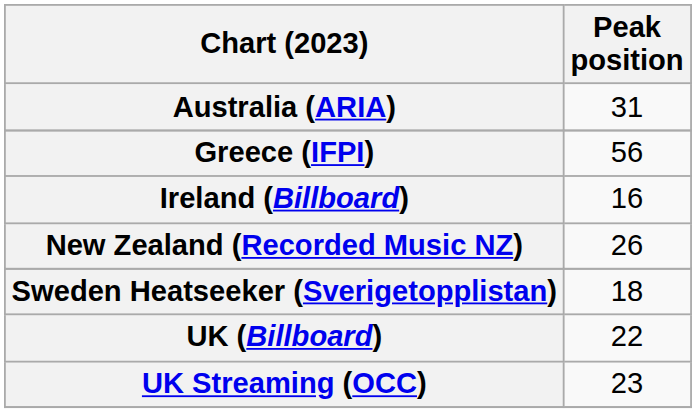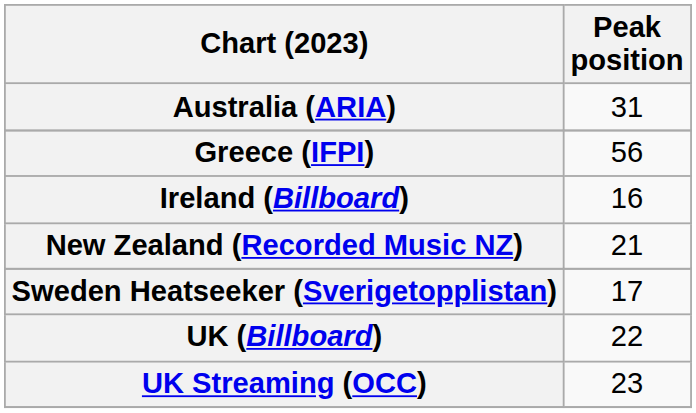(627, 245) 26 -> (627, 245) 21
(627, 291) 18 -> (627, 291) 17
